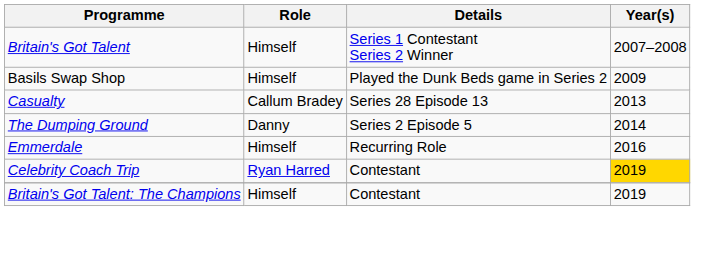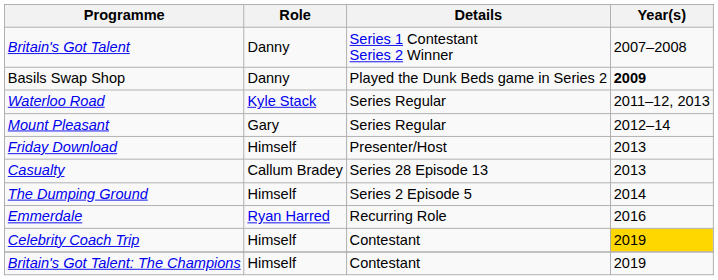(272, 47) Himself -> (268, 47) Danny
(272, 78) Himself -> (268, 78) Danny
(630, 78) normal -> (630, 78) bold
+ row: (56, 101)
+ row: (58, 124)
+ row: (62, 147)
(268, 124) Danny -> (272, 194) Himself
(272, 147) Himself -> (289, 217) Ryan Harred
(289, 170) Ryan Harred -> (272, 240) Himself
